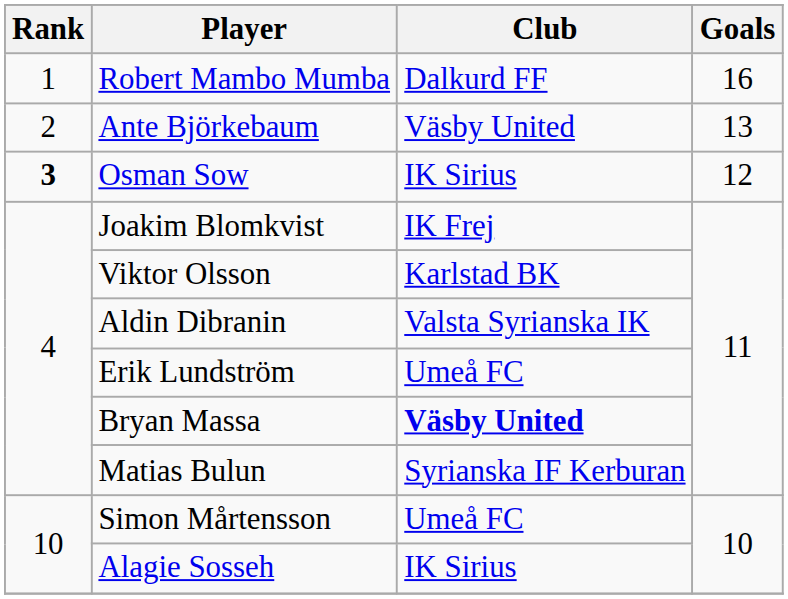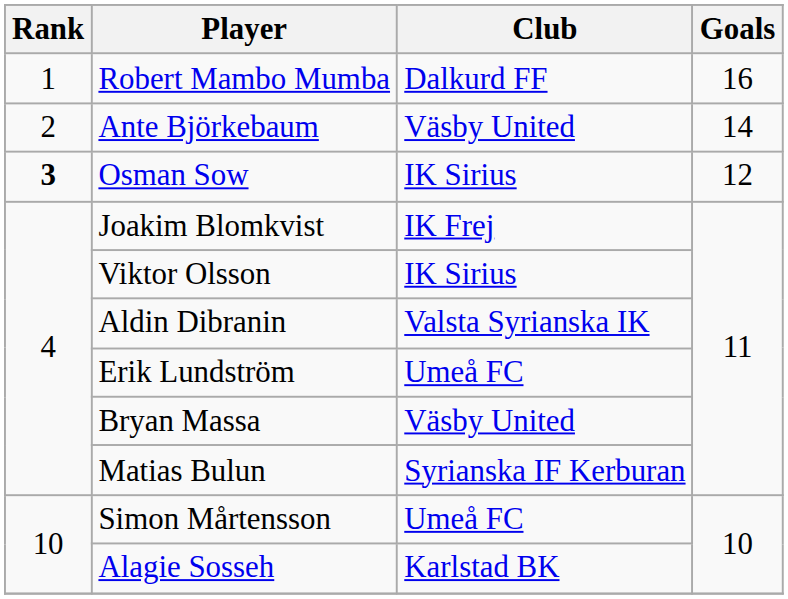(738, 126) 13 -> (738, 126) 14
(482, 273) Karlstad BK -> (460, 273) IK Sirius
(494, 420) bold -> (490, 420) normal
(460, 567) IK Sirius -> (482, 567) Karlstad BK
